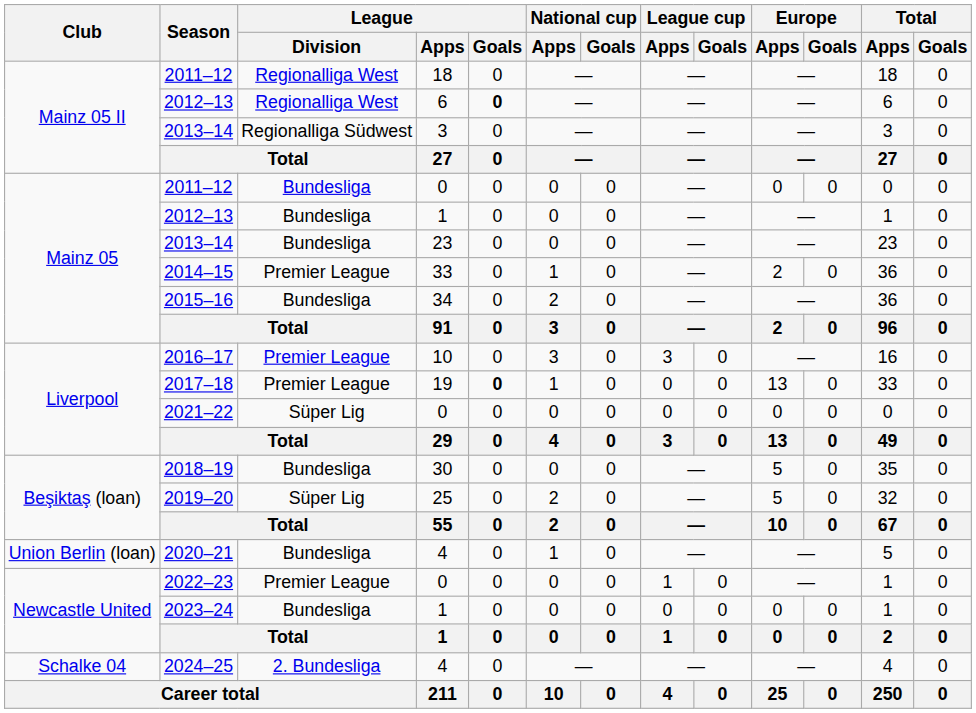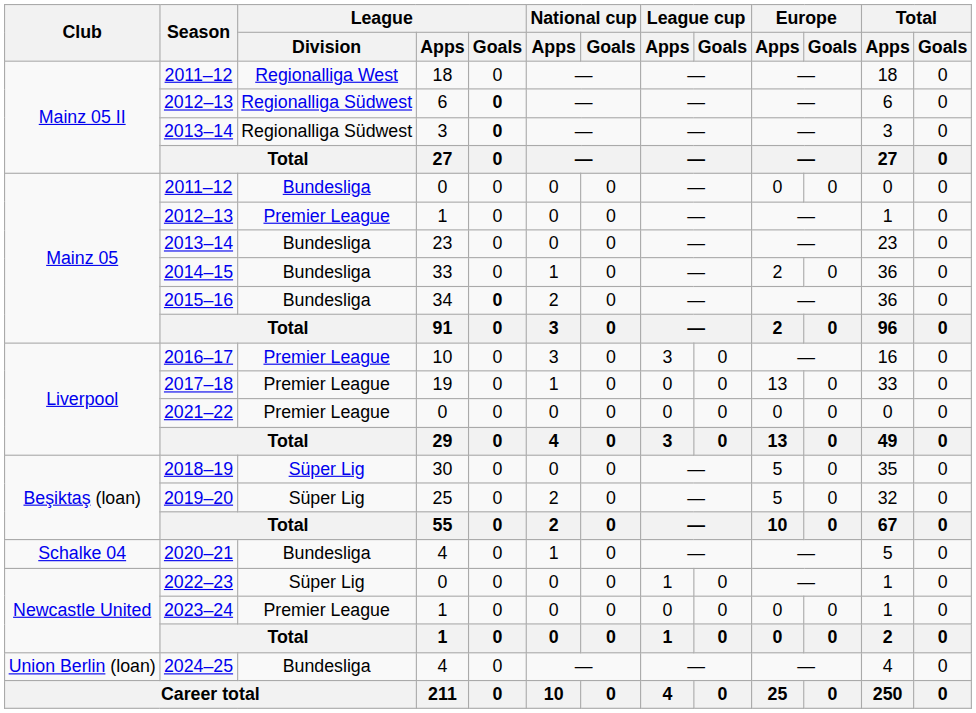(327, 103) Regionalliga West -> (327, 103) Regionalliga Südwest
(498, 131) normal -> (498, 131) bold
(327, 215) Bundesliga -> (327, 215) Premier League
(327, 272) Premier League -> (327, 272) Bundesliga
(498, 300) normal -> (498, 300) bold
(498, 384) bold -> (498, 384) normal
(327, 412) Süper Lig -> (327, 412) Premier League
(327, 469) Bundesliga -> (327, 469) Süper Lig
(82, 553) Union Berlin (loan) -> (82, 553) Schalke 04
(327, 581) Premier League -> (327, 581) Süper Lig
(327, 610) Bundesliga -> (327, 610) Premier League
(82, 666) Schalke 04 -> (82, 666) Union Berlin (loan)
(327, 666) 2. Bundesliga -> (327, 666) Bundesliga
